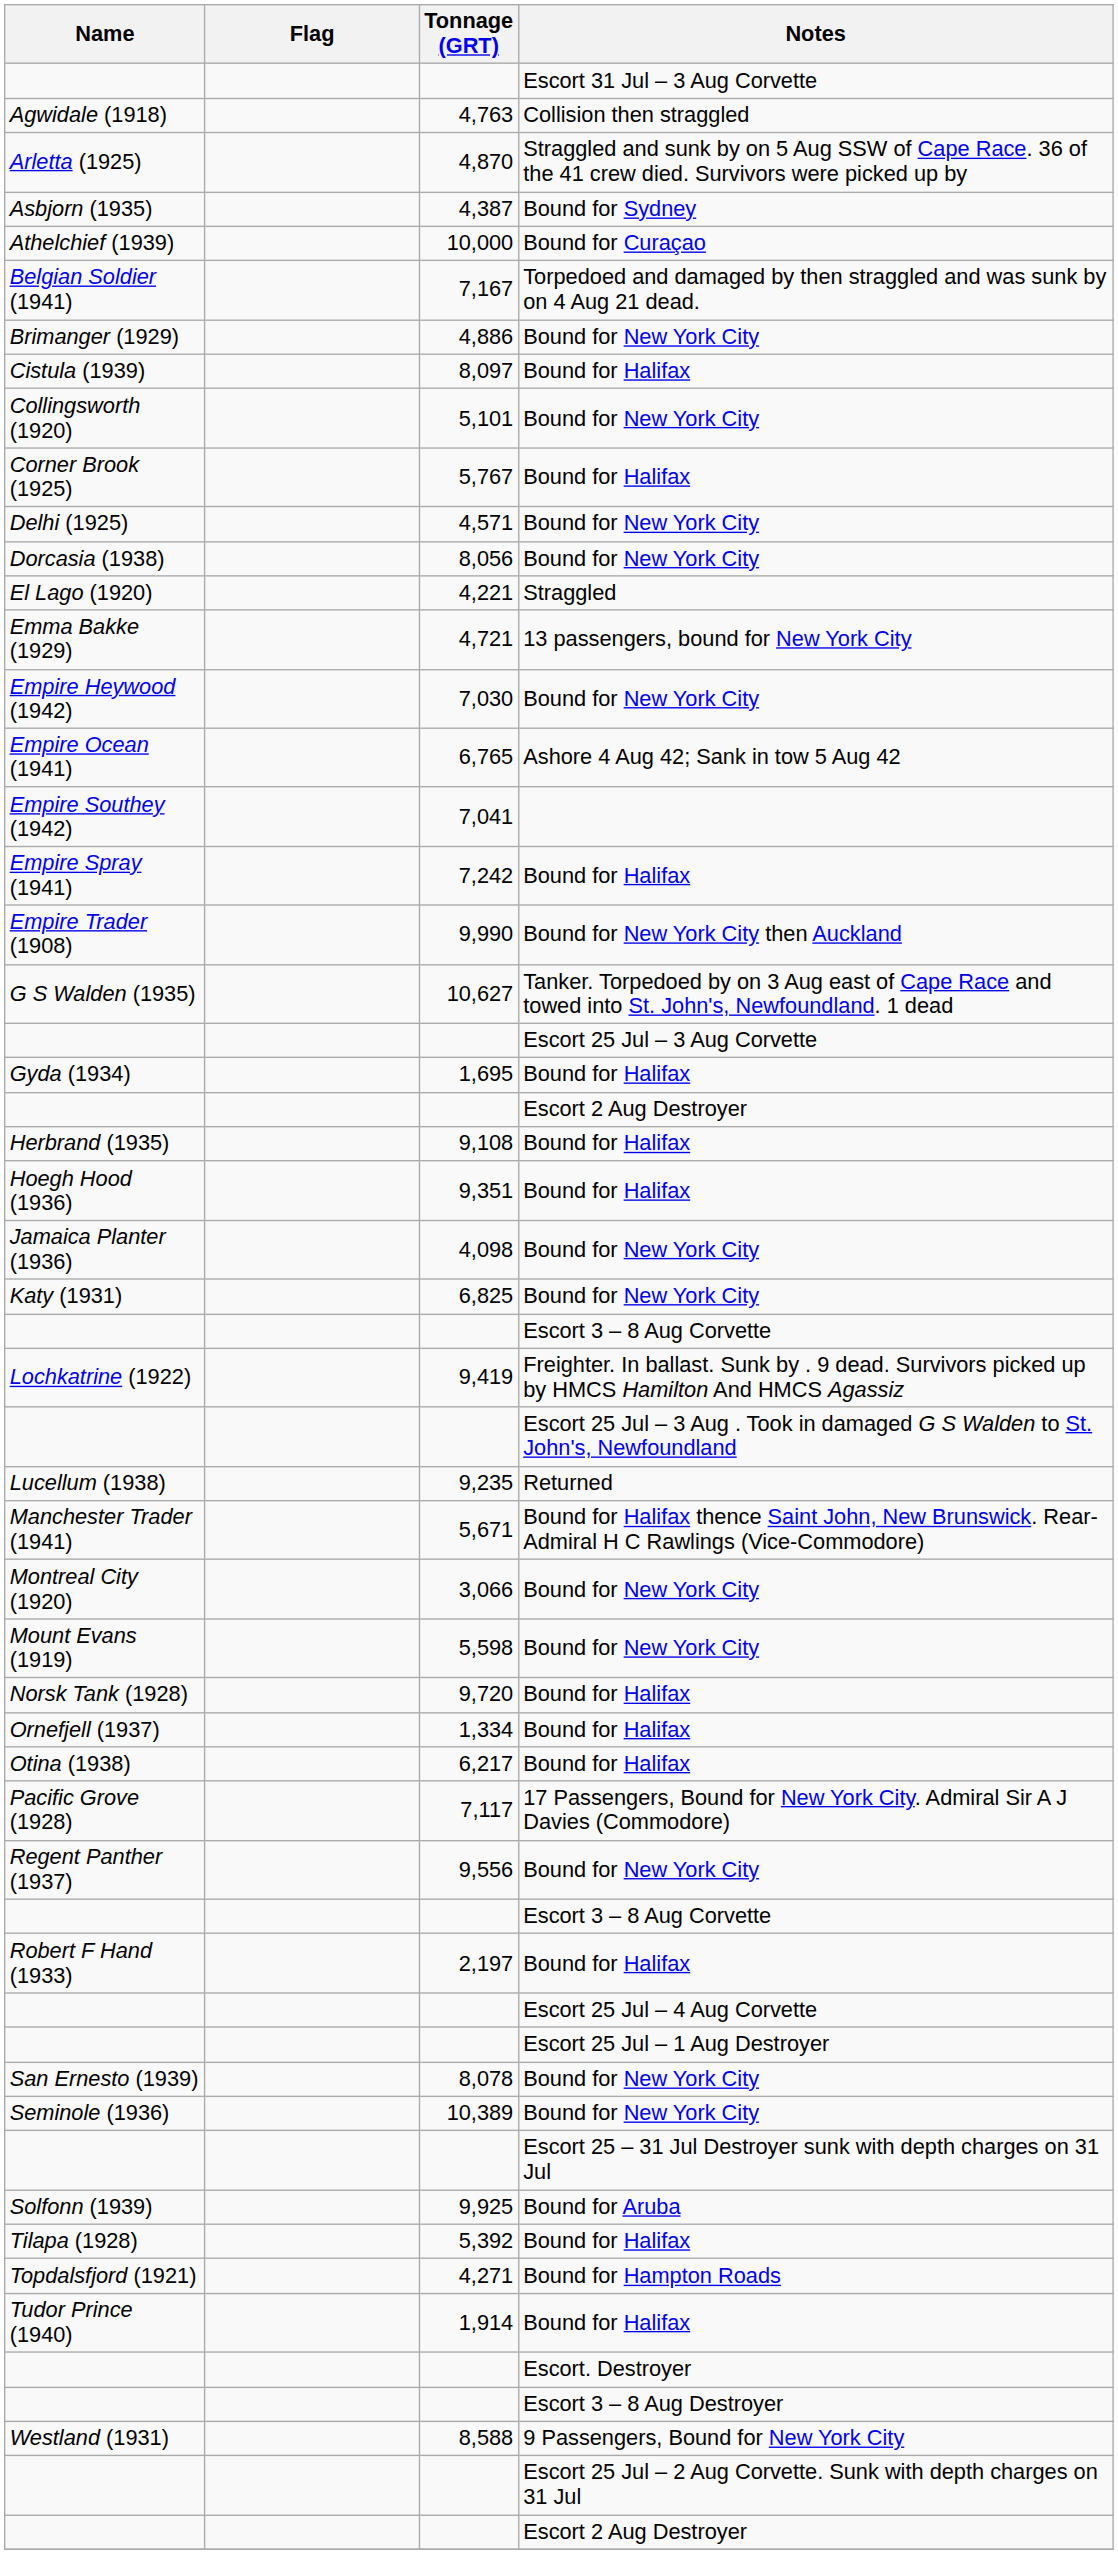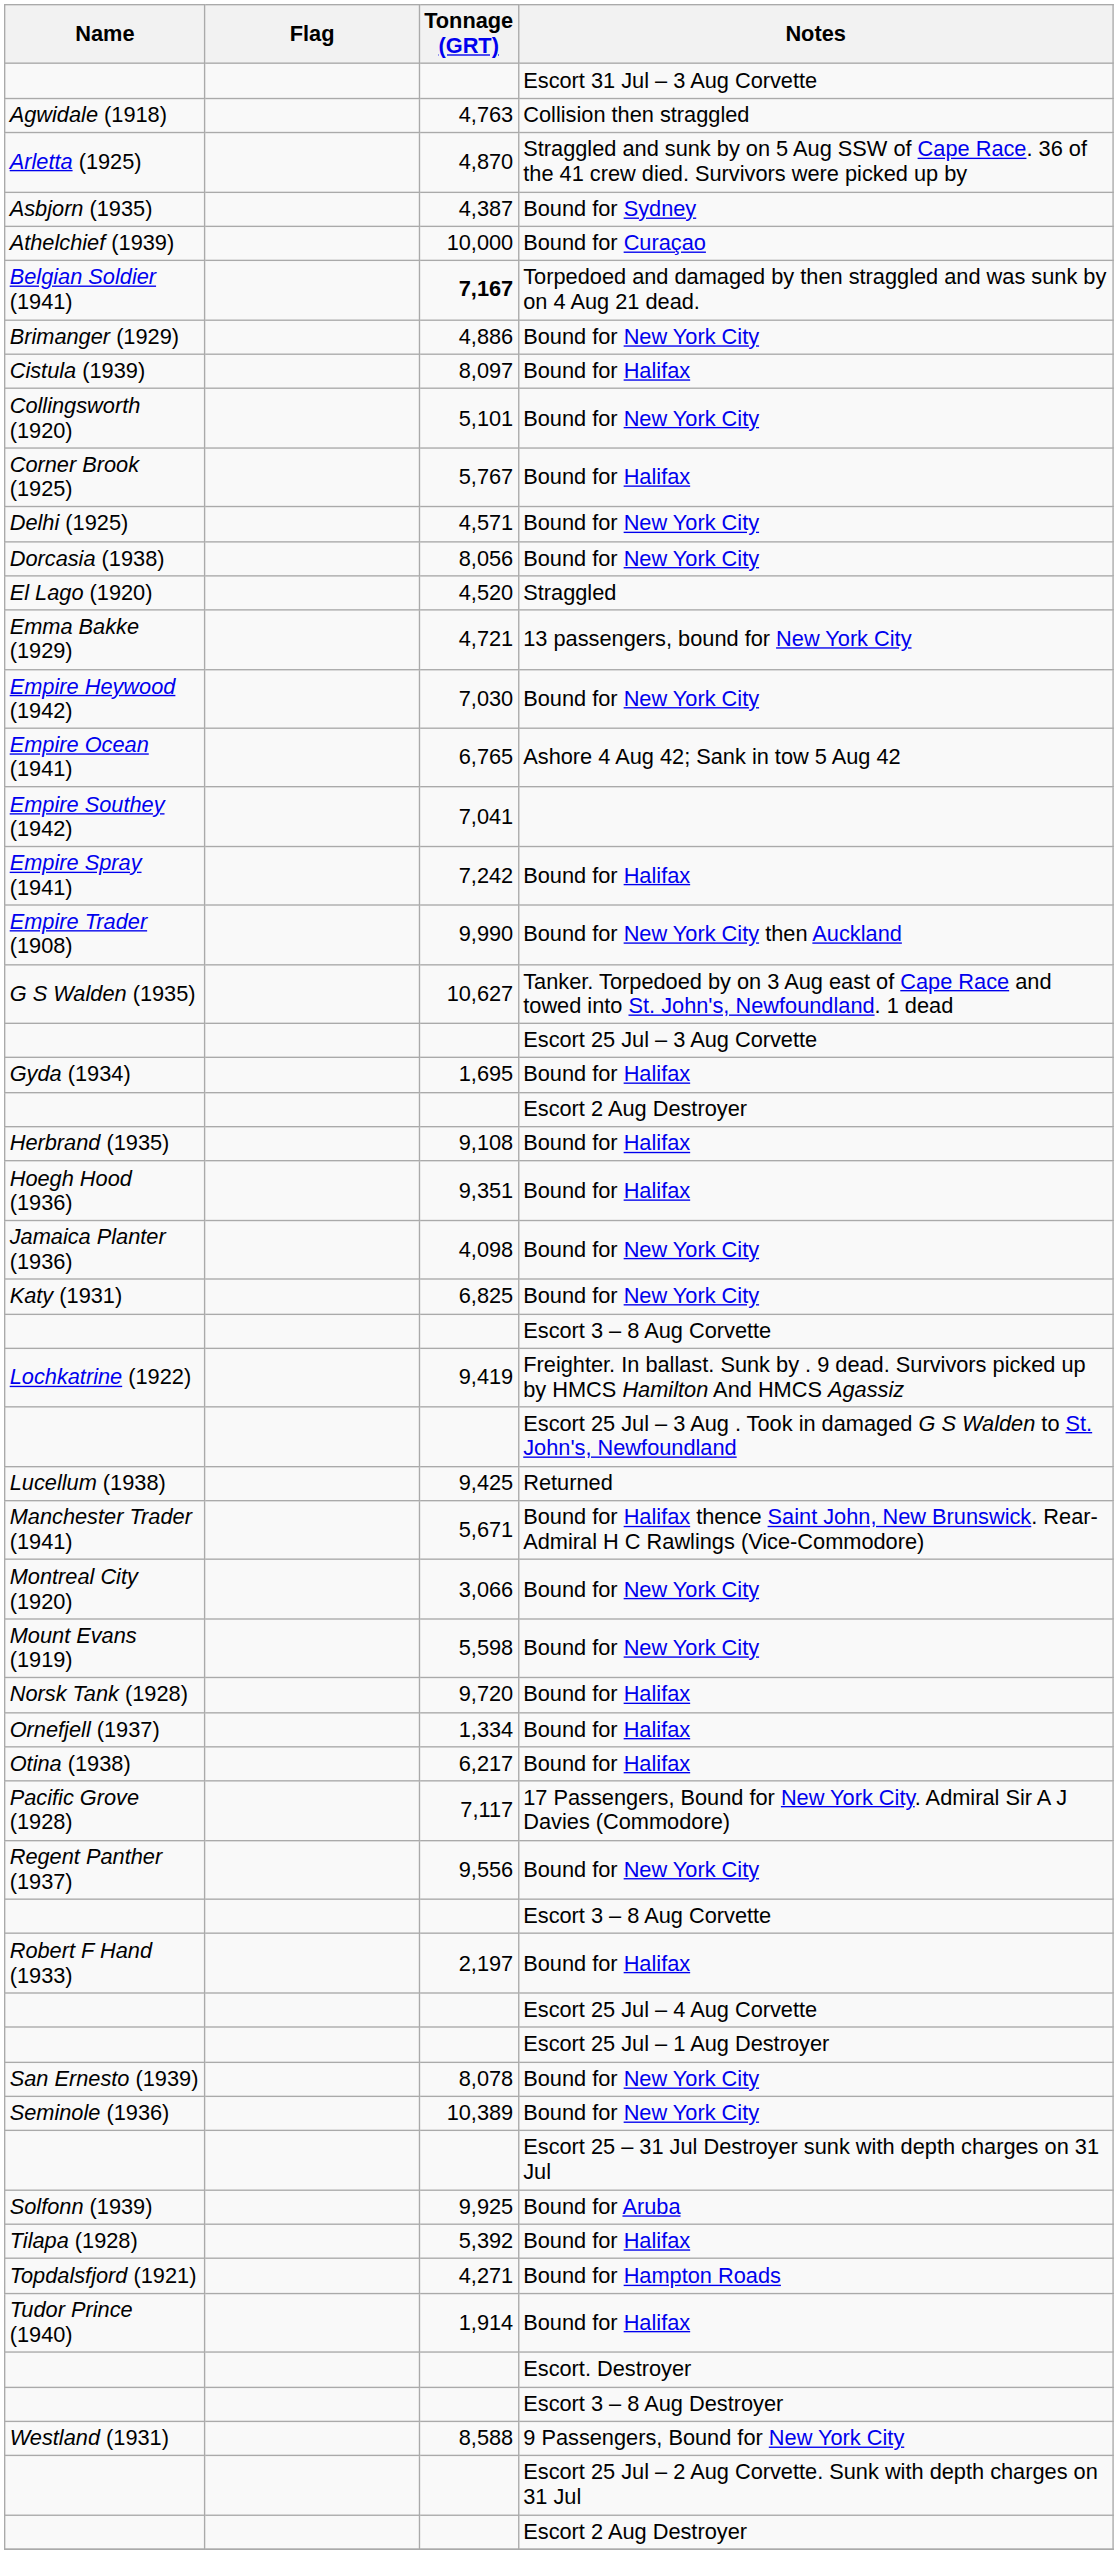(486, 290) normal -> (486, 290) bold
(486, 592) 4,221 -> (486, 592) 4,520
(486, 1483) 9,235 -> (486, 1483) 9,425
